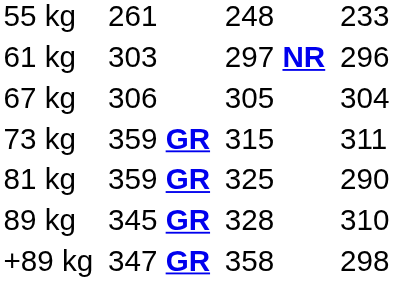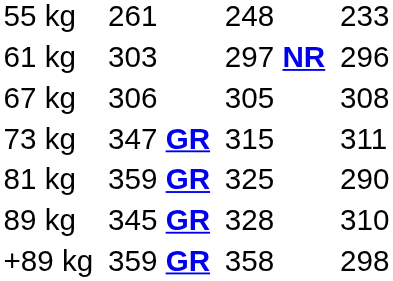(365, 98) 304 -> (365, 98) 308
(159, 138) 359 GR -> (159, 138) 347 GR
(159, 260) 347 GR -> (159, 260) 359 GR
